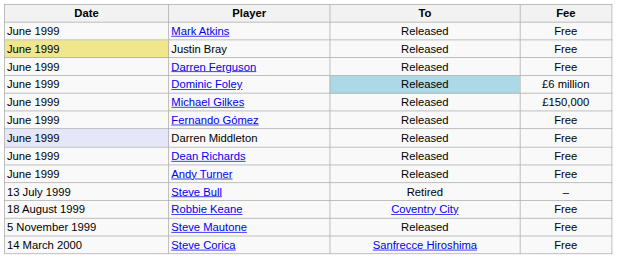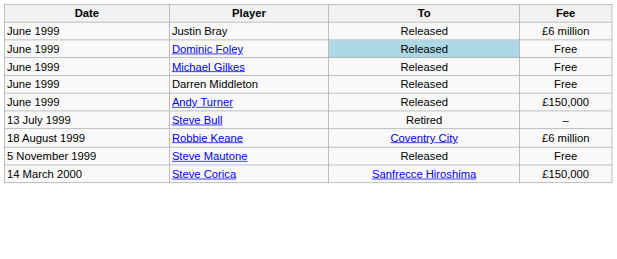- row: (200, 31)
(33, 49) khaki background -> (33, 31) no background
(566, 49) Free -> (566, 31) £6 million
- row: (214, 67)
(566, 85) £6 million -> (566, 49) Free
(566, 102) £150,000 -> (566, 67) Free
- row: (215, 120)
(33, 138) lavender background -> (33, 85) no background
- row: (208, 156)
(566, 174) Free -> (566, 102) £150,000
(566, 209) Free -> (566, 138) £6 million
(566, 245) Free -> (566, 174) £150,000
